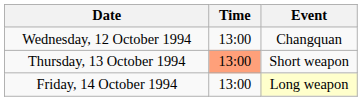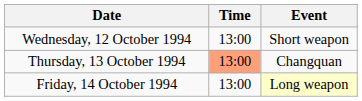(309, 38) Changquan -> (309, 38) Short weapon
(309, 61) Short weapon -> (309, 61) Changquan
